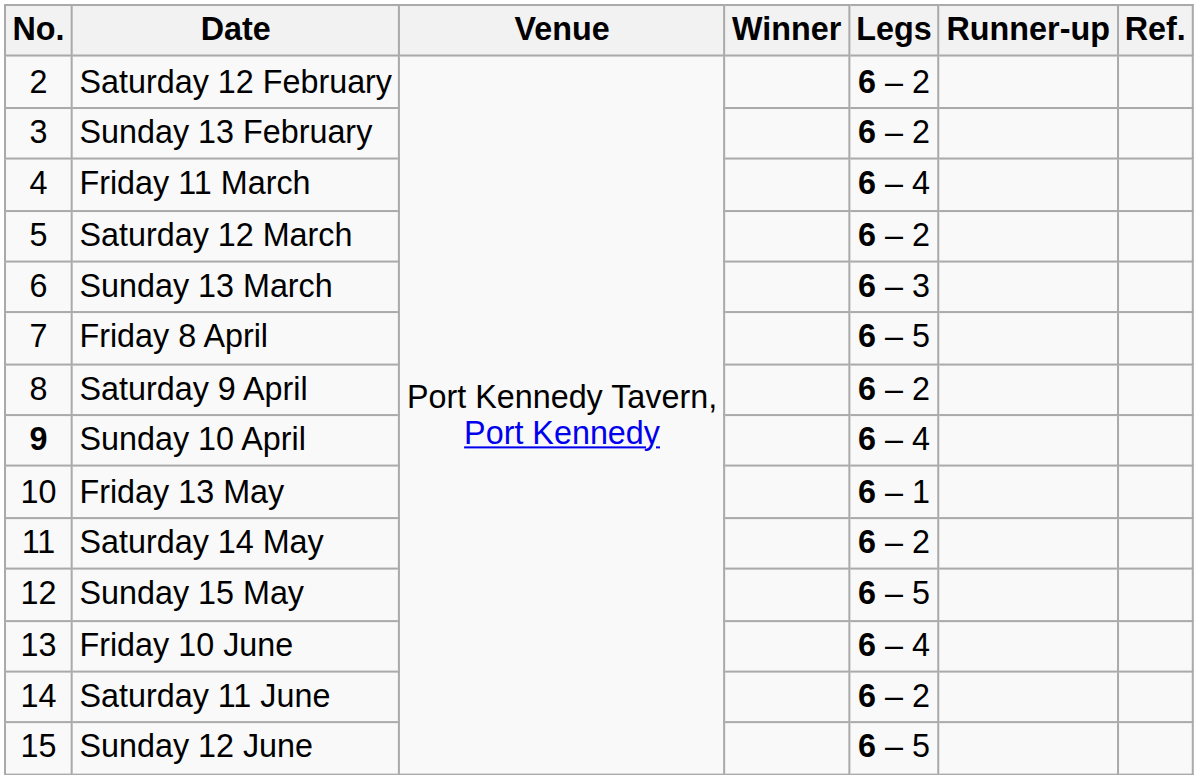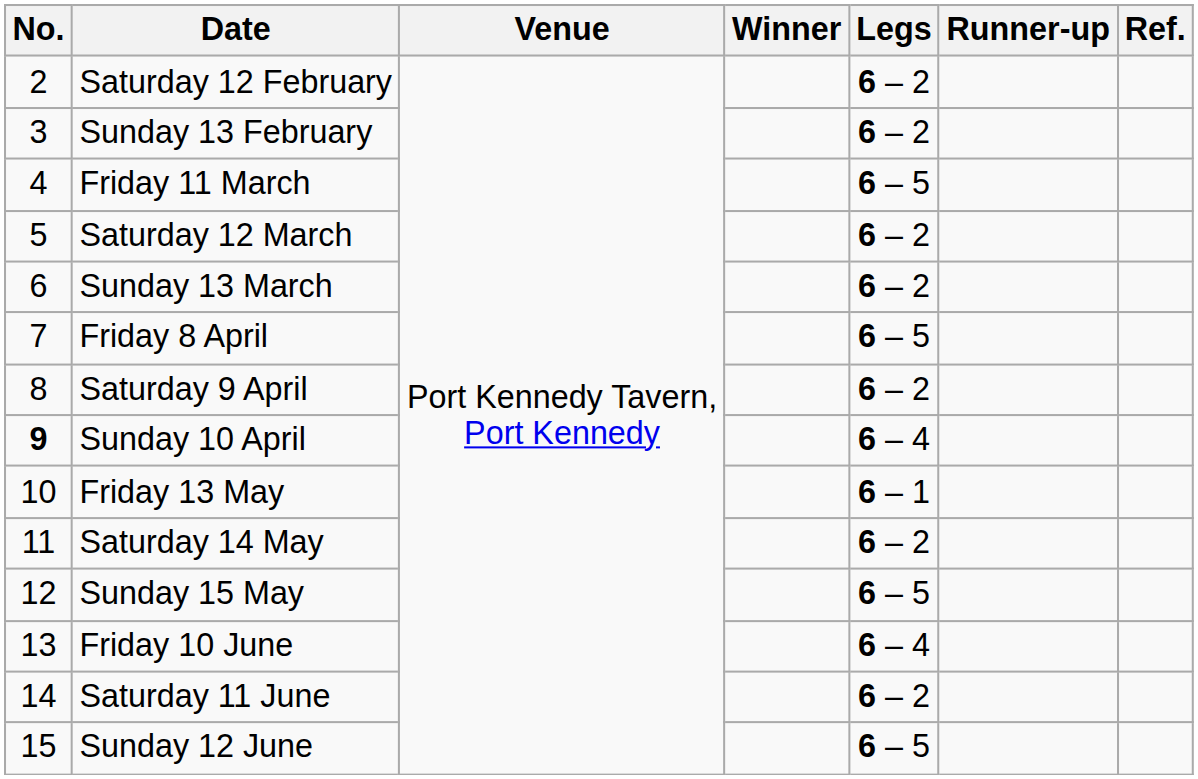(894, 183) 6 – 4 -> (894, 183) 6 – 5
(894, 286) 6 – 3 -> (894, 286) 6 – 2
